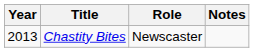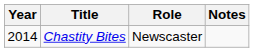(22, 36) 2013 -> (22, 36) 2014
